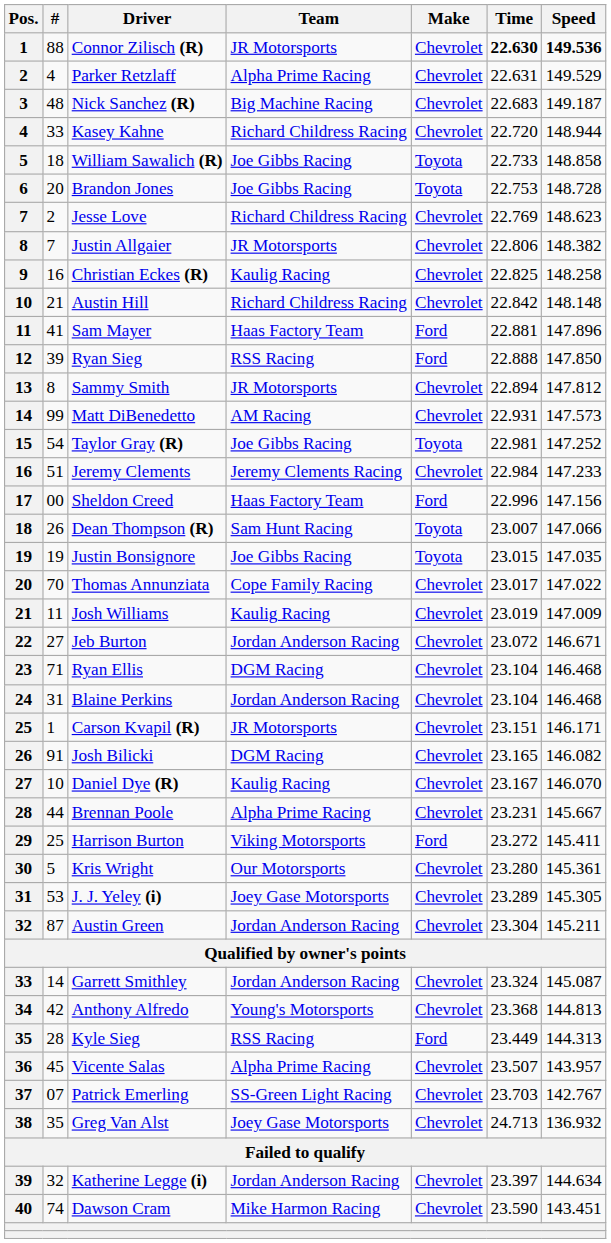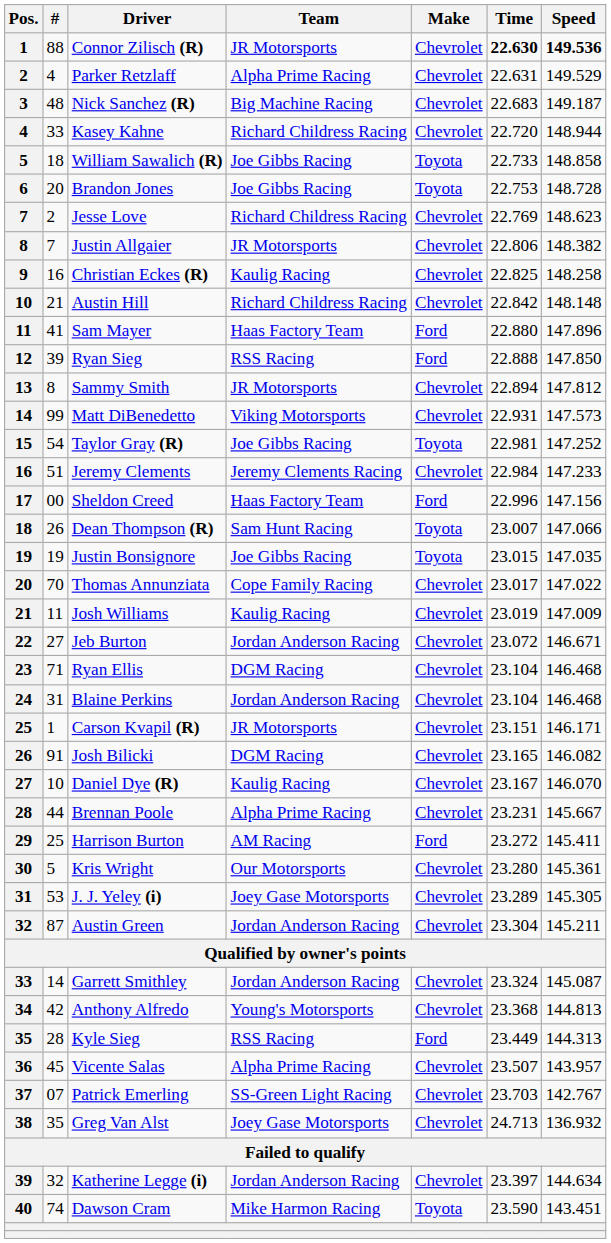(514, 330) 22.881 -> (514, 330) 22.880
(271, 415) AM Racing -> (298, 415) Viking Motorsports
(298, 840) Viking Motorsports -> (271, 840) AM Racing
(449, 1208) Chevrolet -> (439, 1208) Toyota
